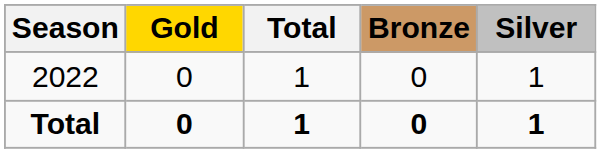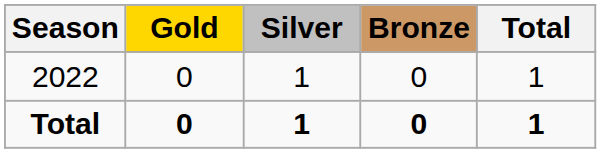columns swapped: (536, 28) <-> (302, 28)
